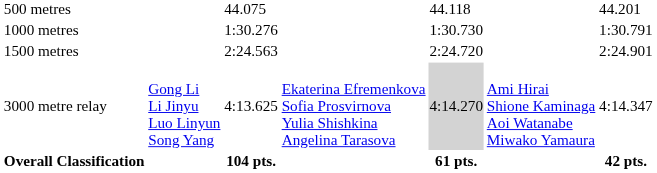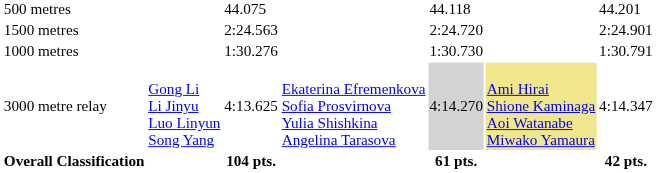rows swapped: (41, 30) <-> (41, 51)
(541, 114) no background -> (541, 114) khaki background
